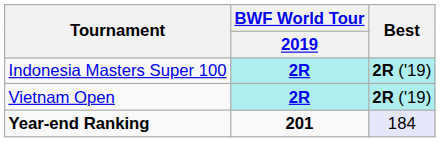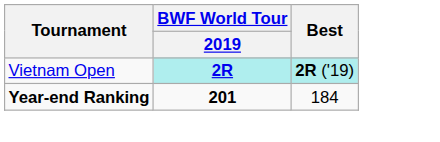- row: (118, 71)
(402, 124) lavender background -> (325, 97) no background
